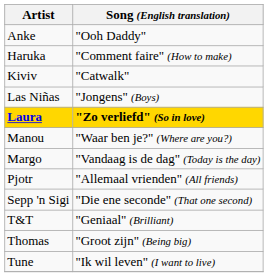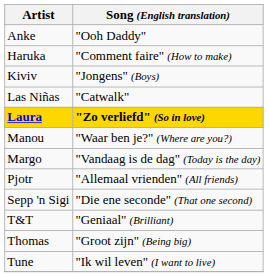(102, 76) "Catwalk" -> (117, 76) "Jongens" (Boys)
(117, 96) "Jongens" (Boys) -> (102, 96) "Catwalk"
